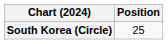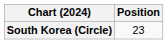(139, 30) 25 -> (139, 30) 23
